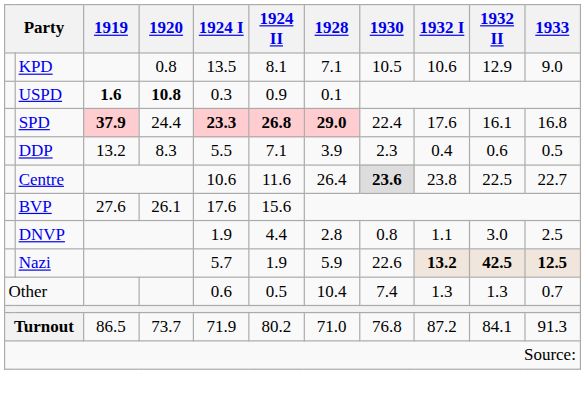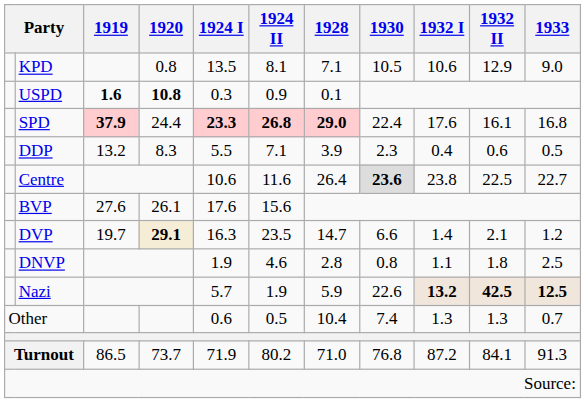+ row: (36, 235)
(276, 235) 4.4 -> (276, 263) 4.6
(497, 235) 3.0 -> (497, 263) 1.8
